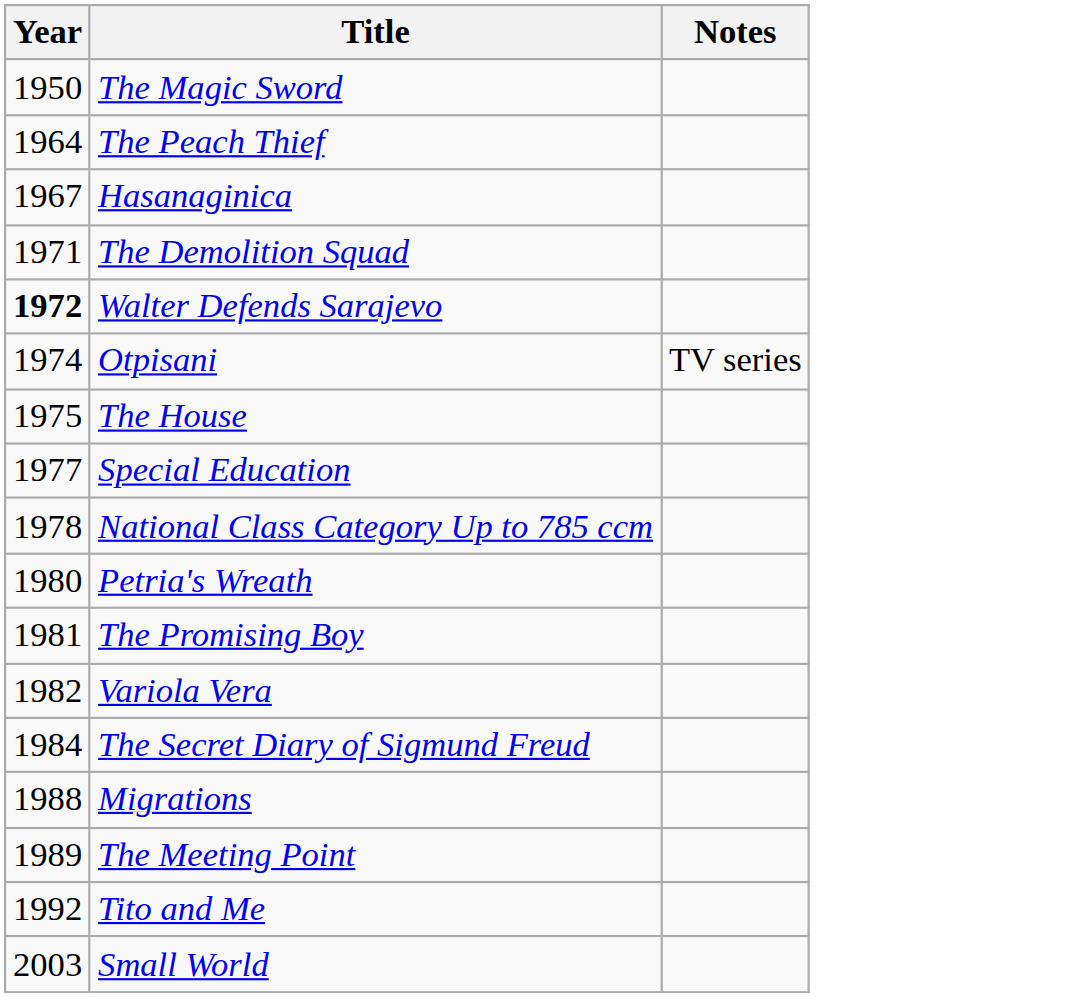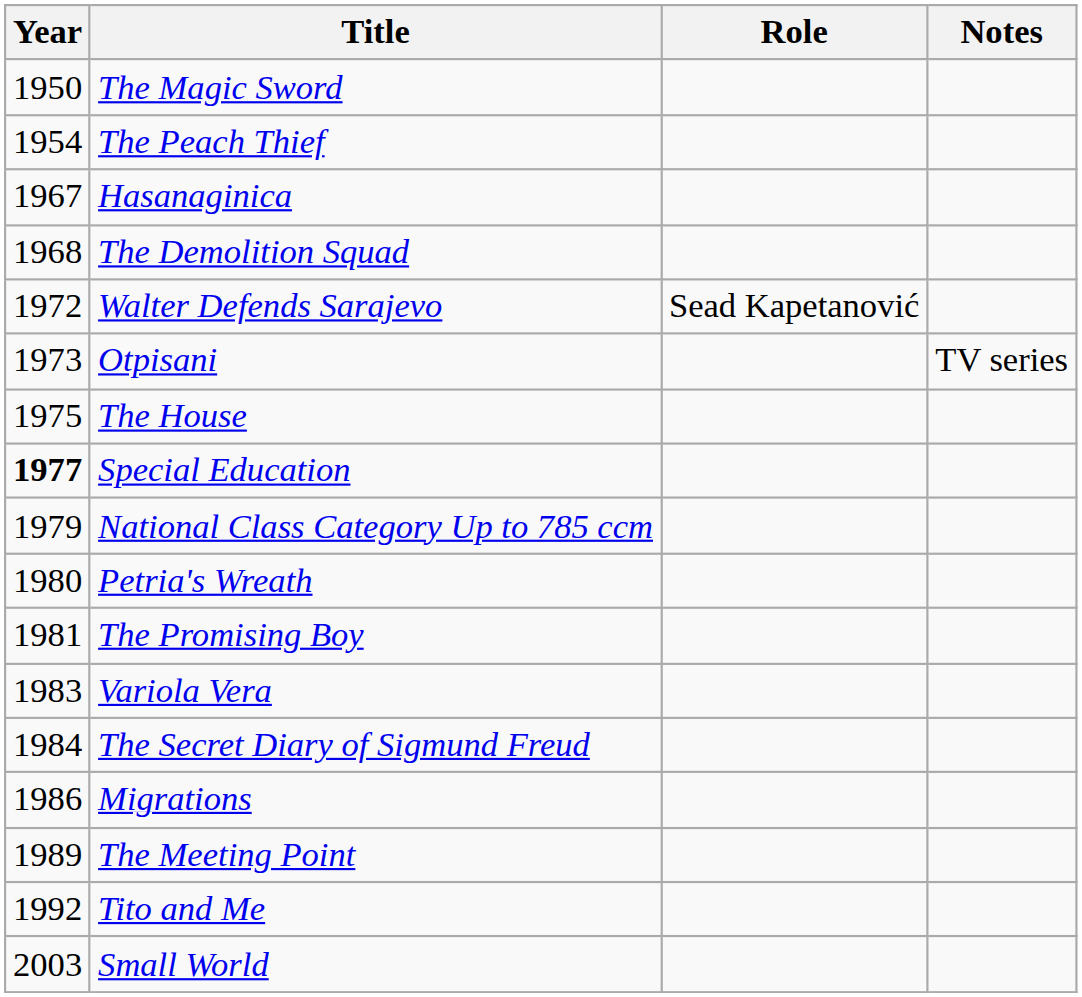+ column: (794, 31)
(48, 141) 1964 -> (48, 141) 1954
(48, 251) 1971 -> (48, 251) 1968
(48, 305) bold -> (48, 305) normal
(48, 360) 1974 -> (48, 360) 1973
(48, 470) normal -> (48, 470) bold
(48, 525) 1978 -> (48, 525) 1979
(48, 689) 1982 -> (48, 689) 1983
(48, 799) 1988 -> (48, 799) 1986
